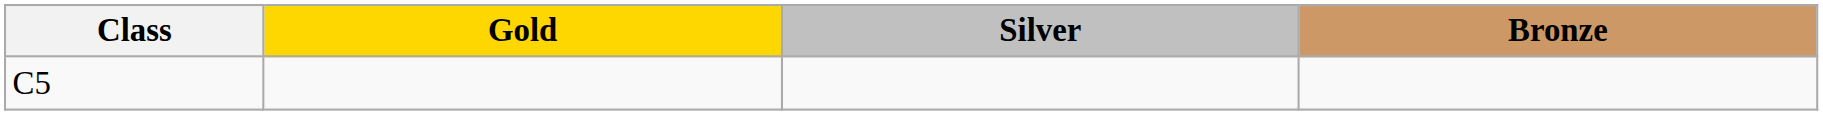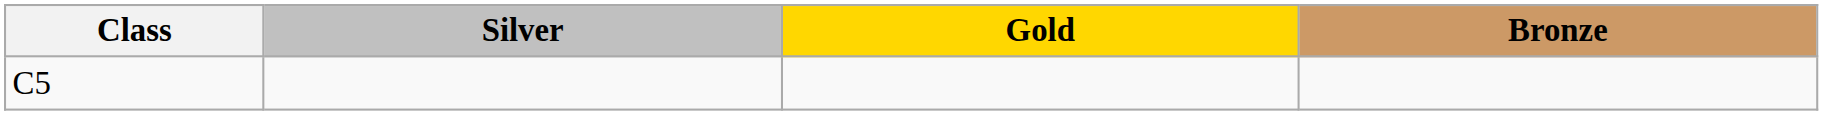columns swapped: (523, 30) <-> (1040, 30)
